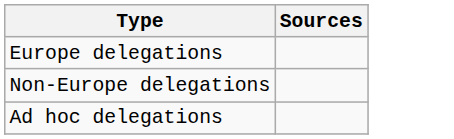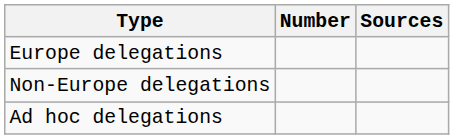+ column: (315, 21)
